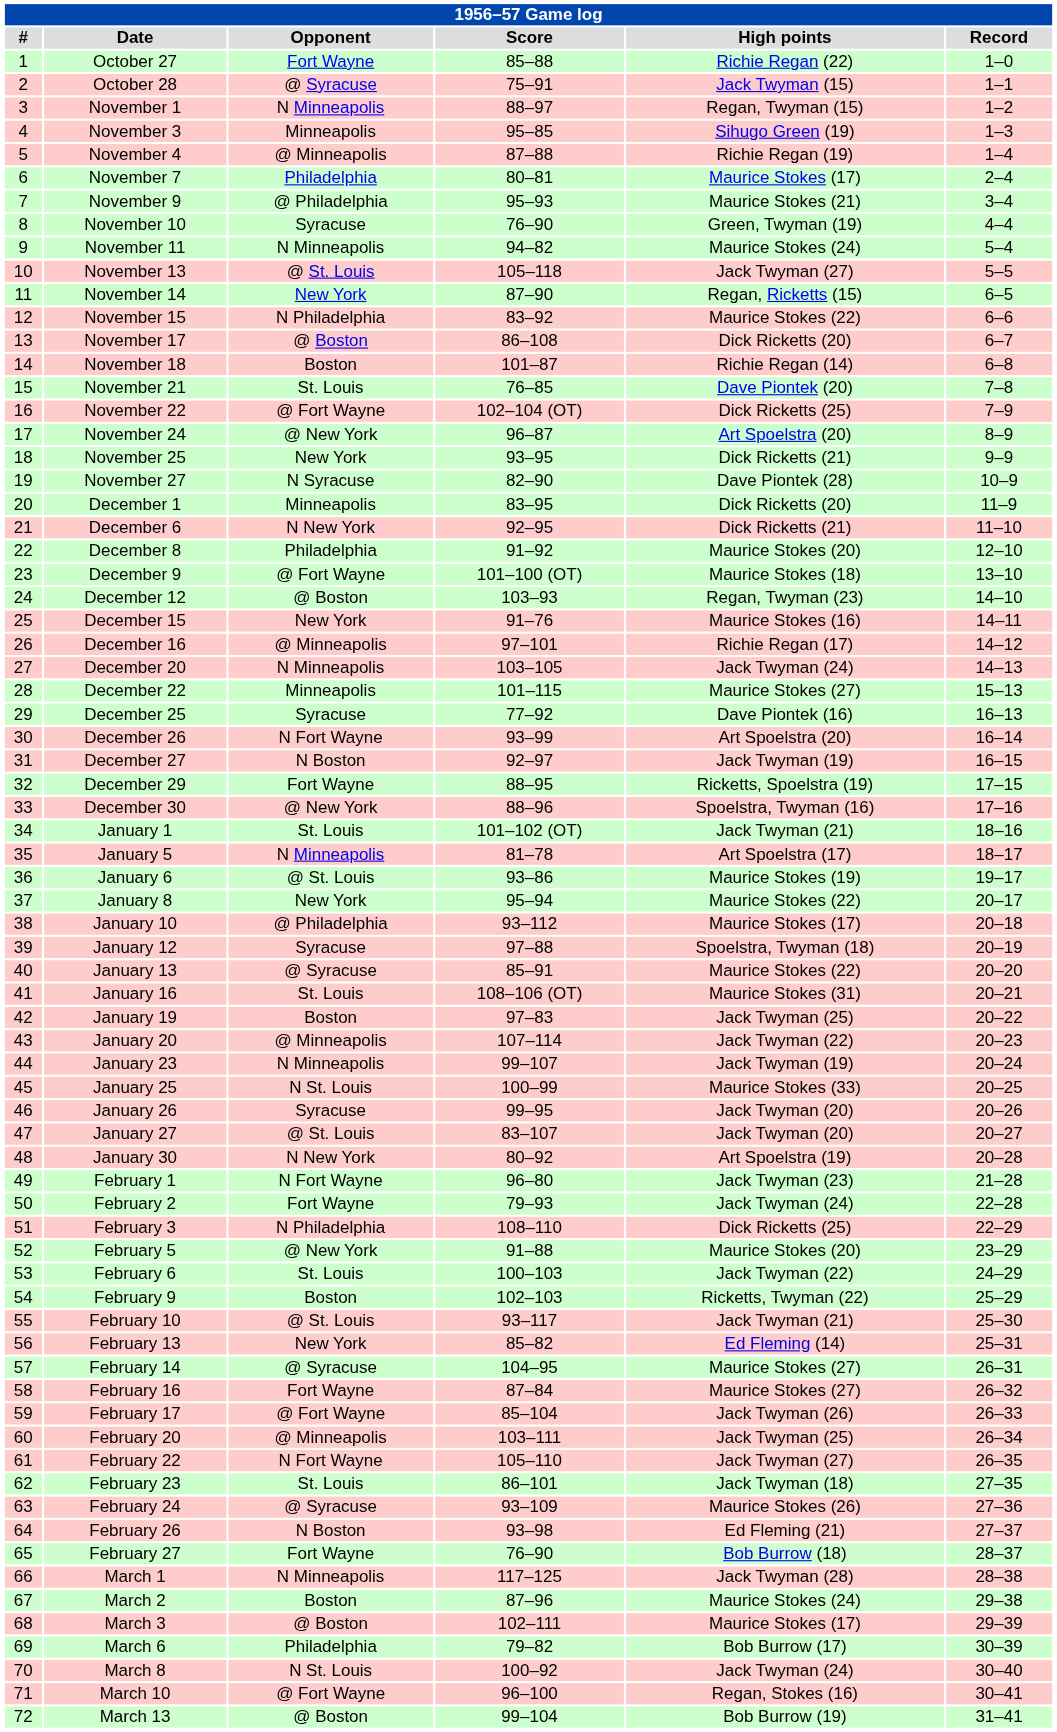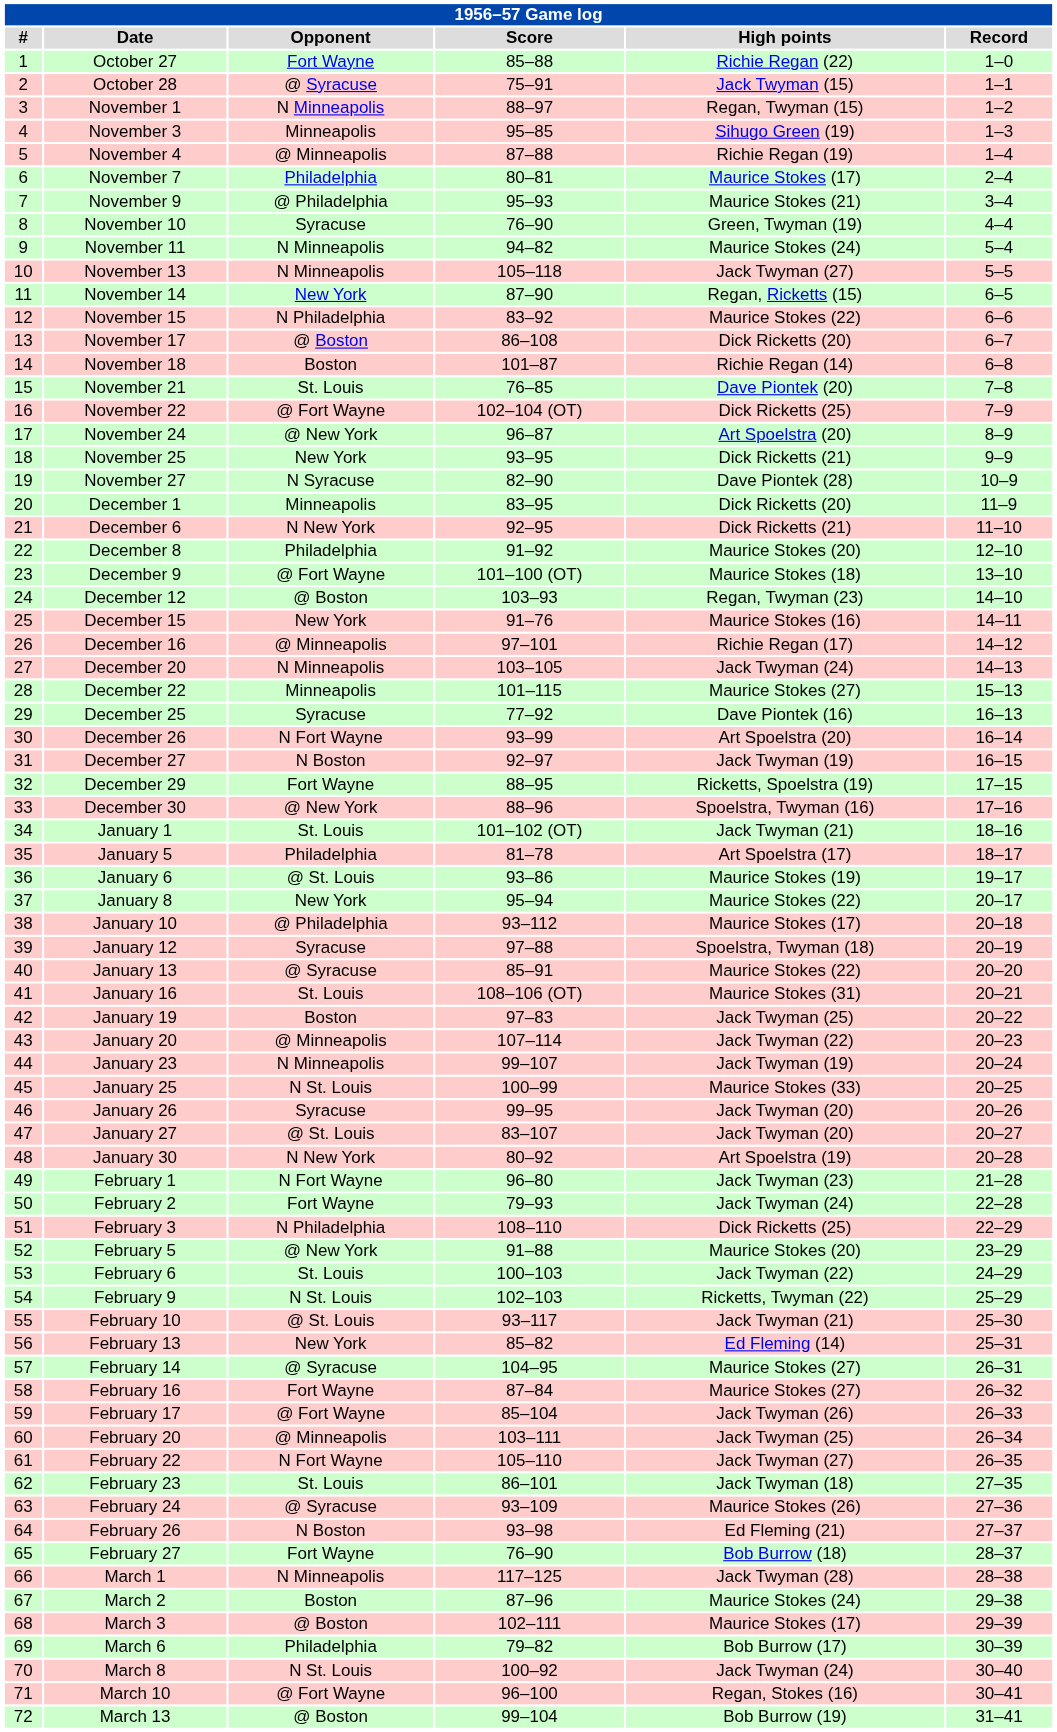(331, 271) @ St. Louis -> (331, 271) N Minneapolis
(331, 854) N Minneapolis -> (331, 854) Philadelphia
(331, 1297) Boston -> (331, 1297) N St. Louis
